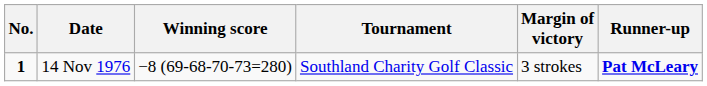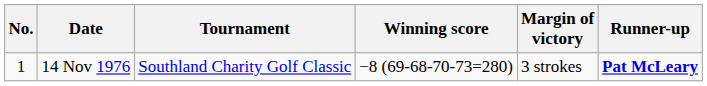columns swapped: (406, 28) <-> (215, 28)
(21, 66) bold -> (21, 66) normal
